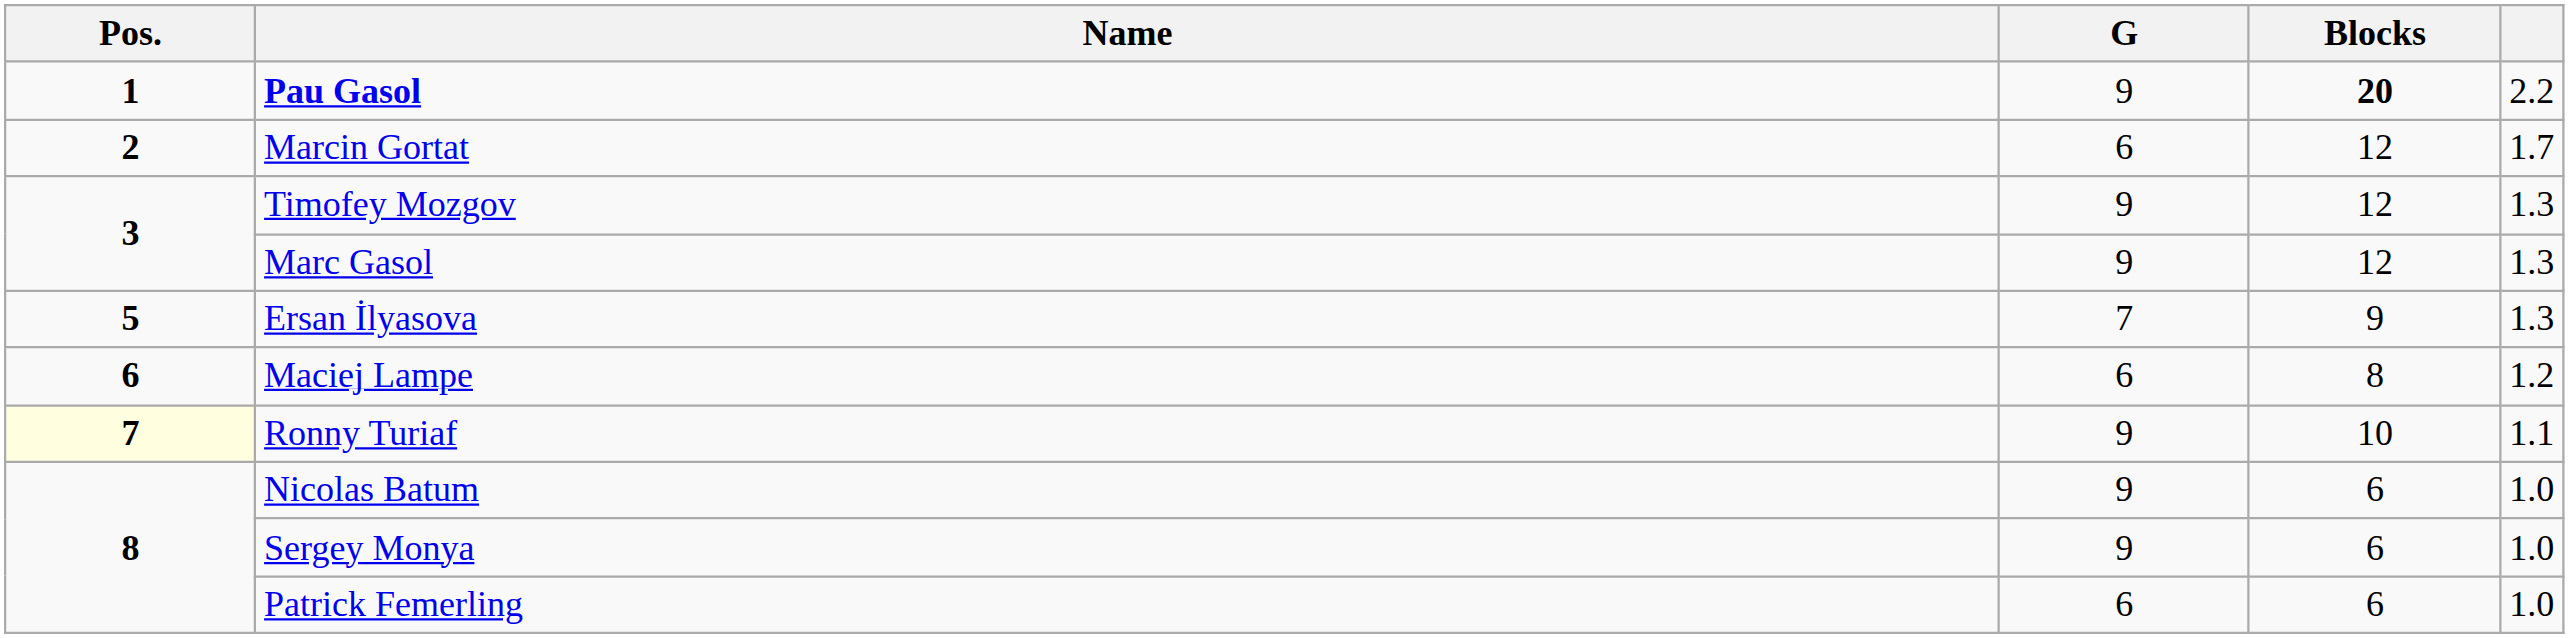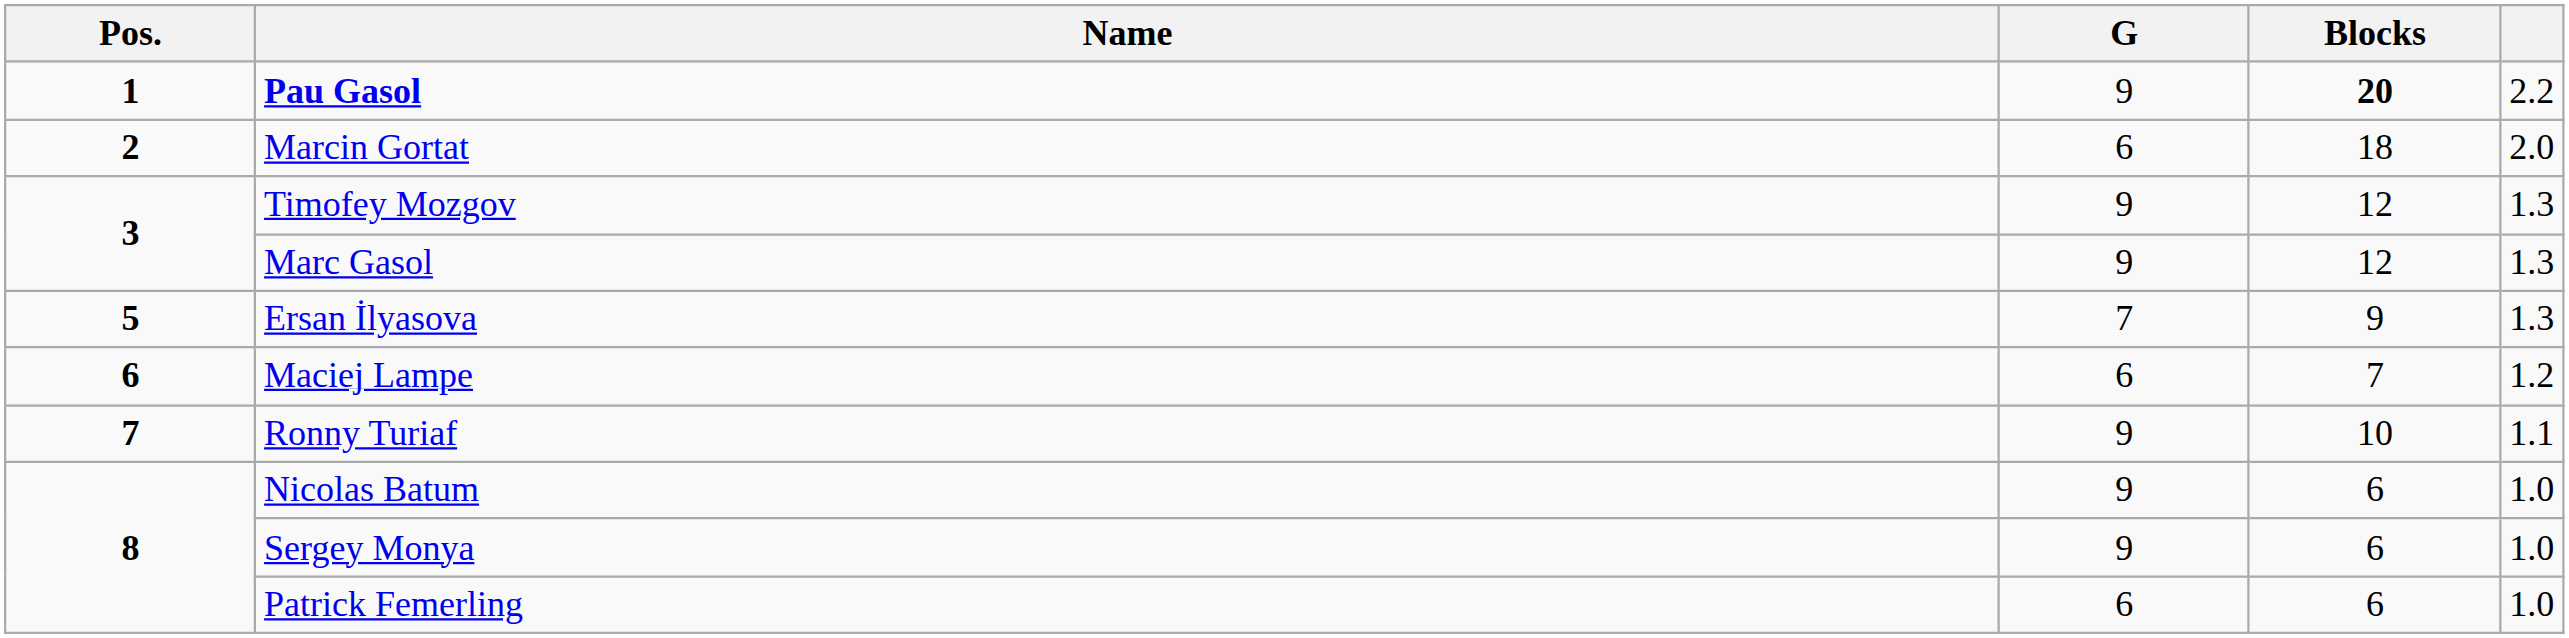(2375, 147) 12 -> (2375, 147) 18
(2532, 147) 1.7 -> (2532, 147) 2.0
(2375, 375) 8 -> (2375, 375) 7
(130, 432) lightyellow background -> (130, 432) no background
